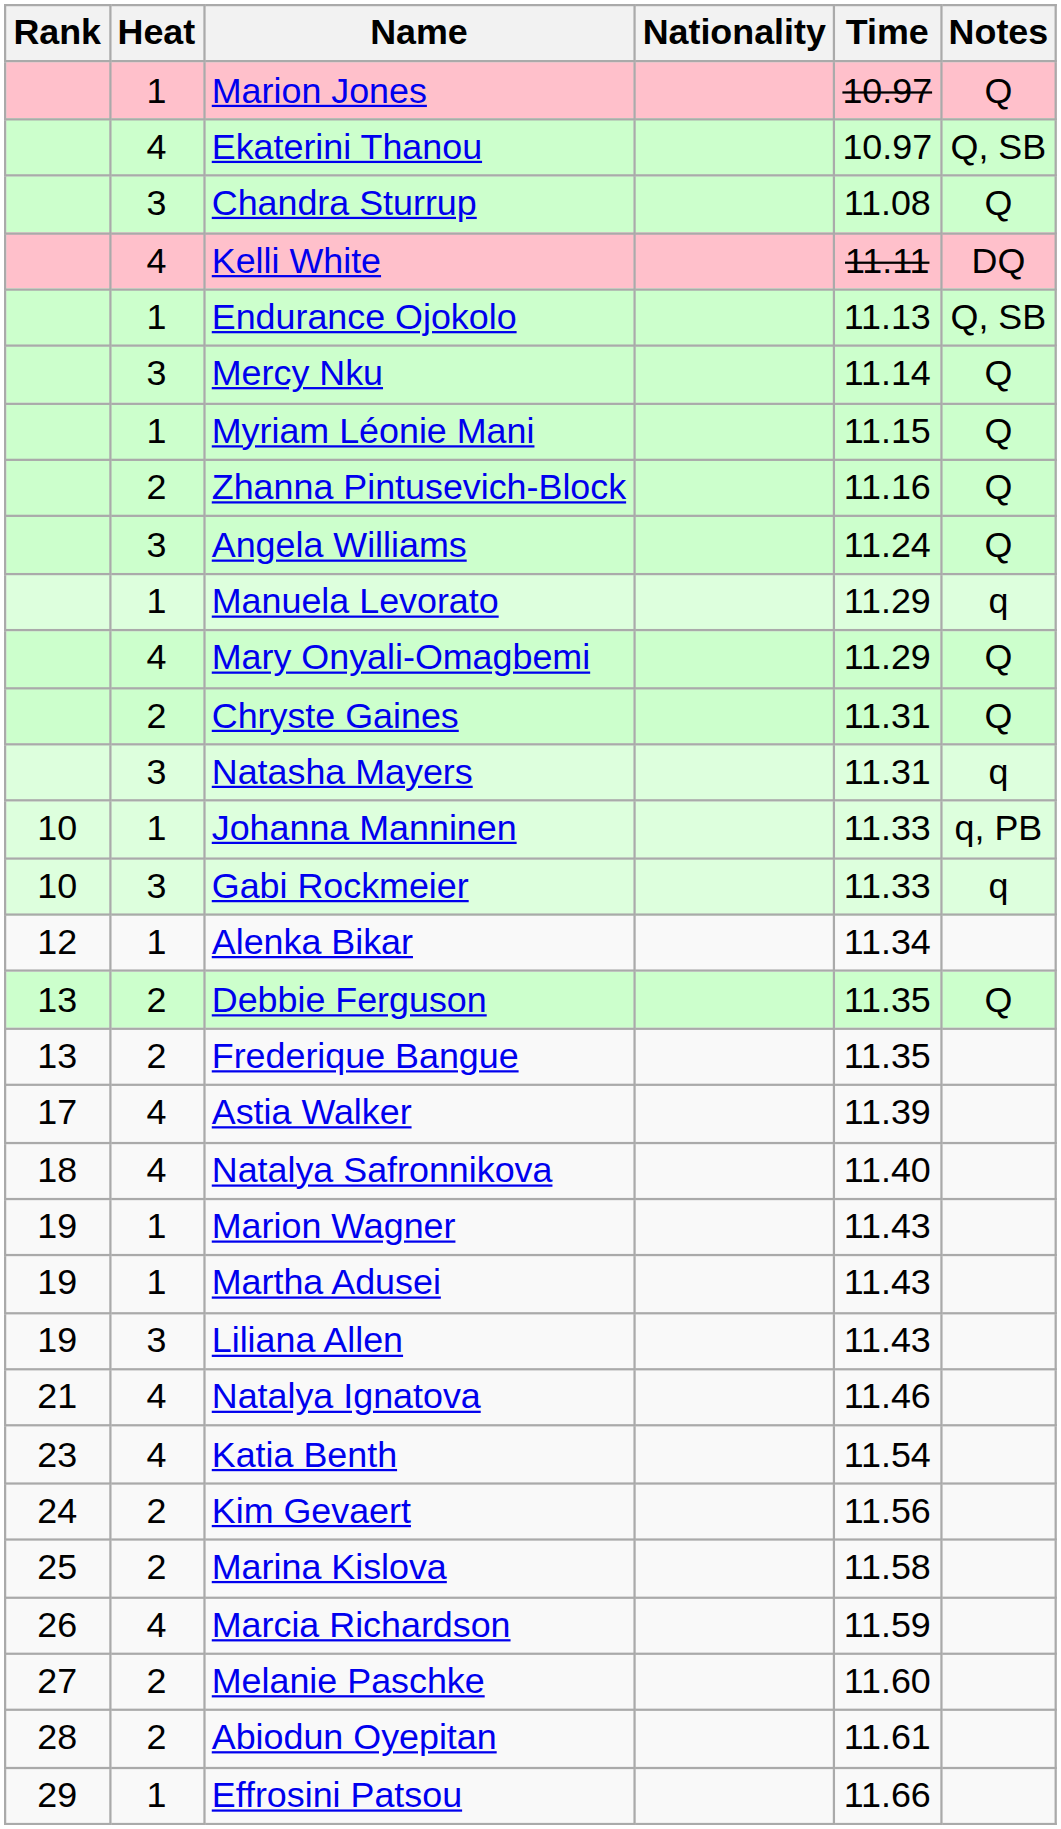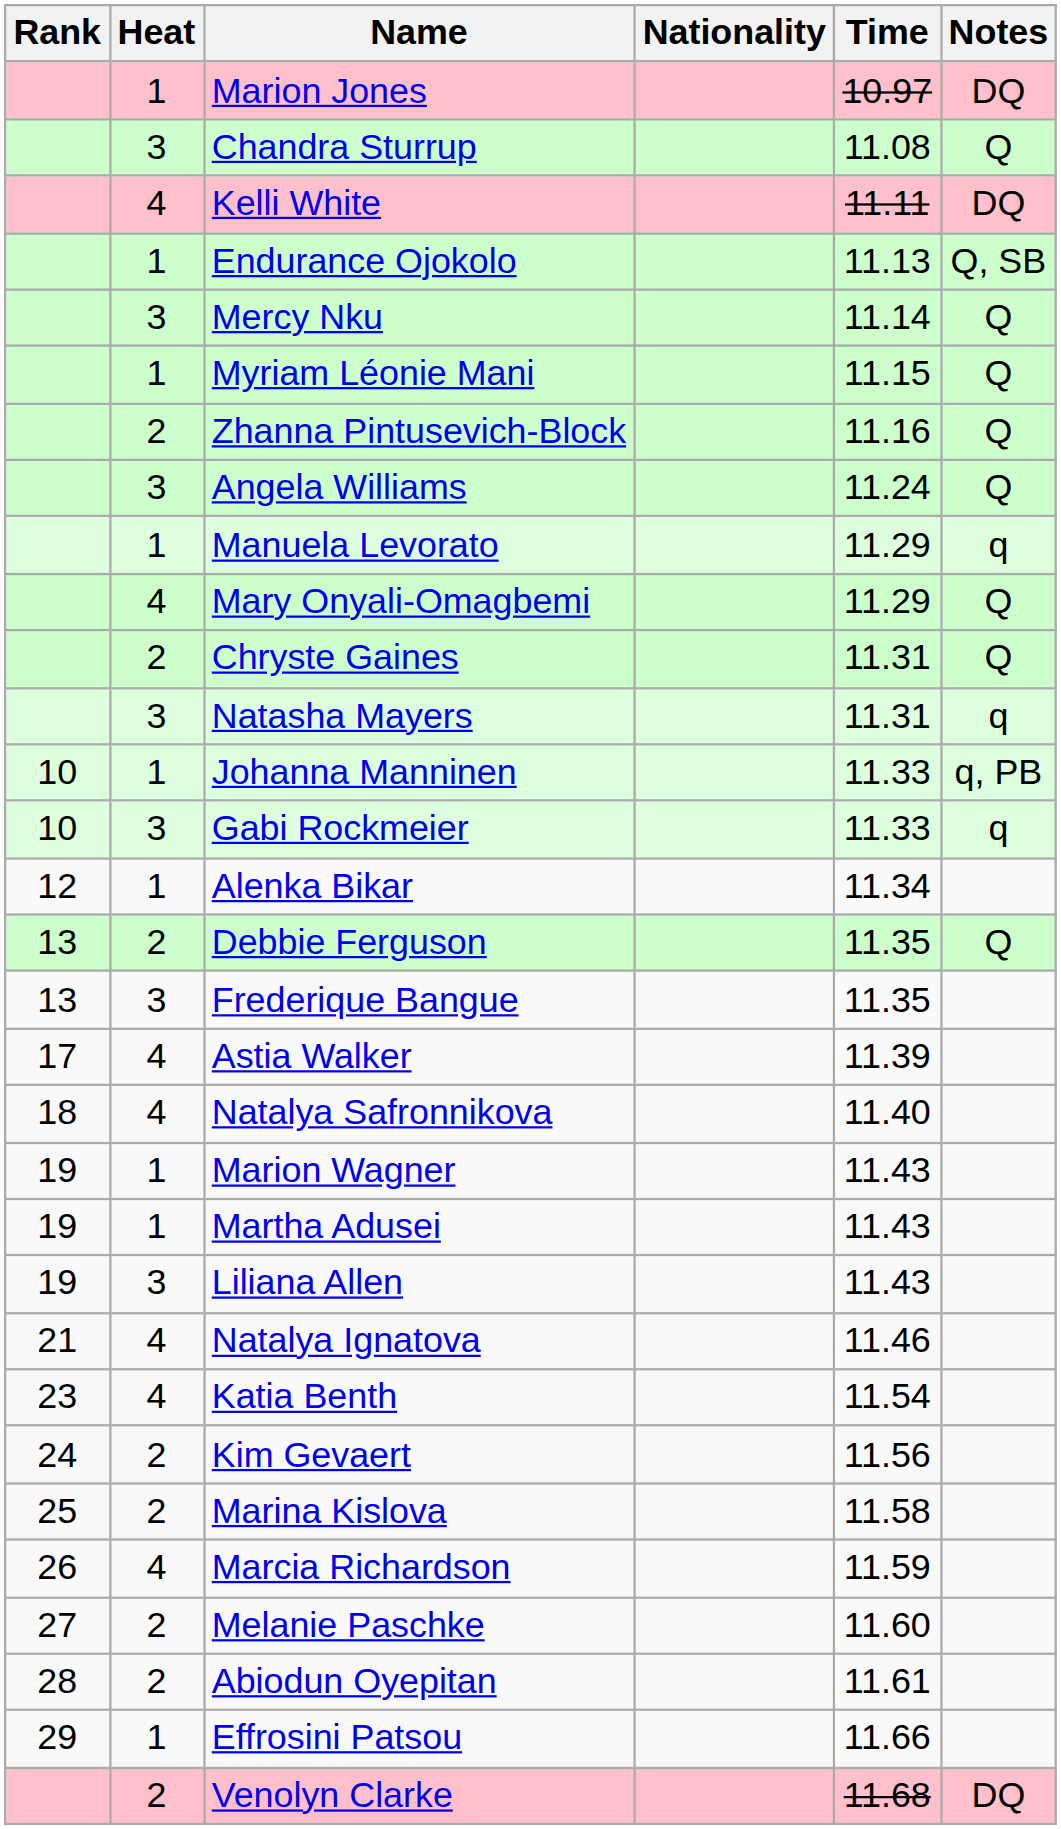(998, 89) Q -> (998, 89) DQ
- row: (347, 146)
(156, 1056) 2 -> (156, 999) 3
+ row: (332, 1794)
